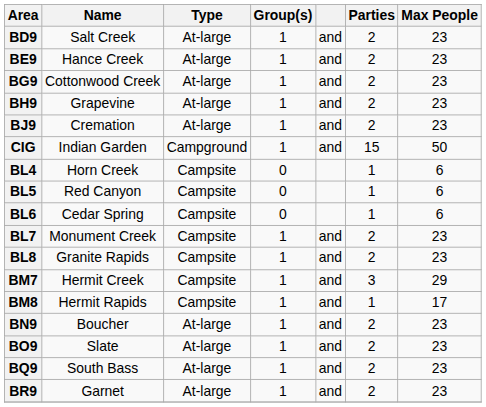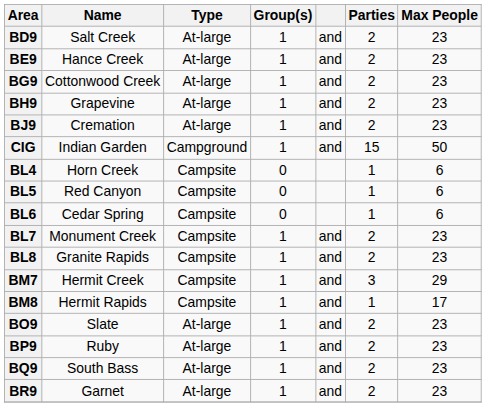- row: (23, 324)
+ row: (23, 346)
